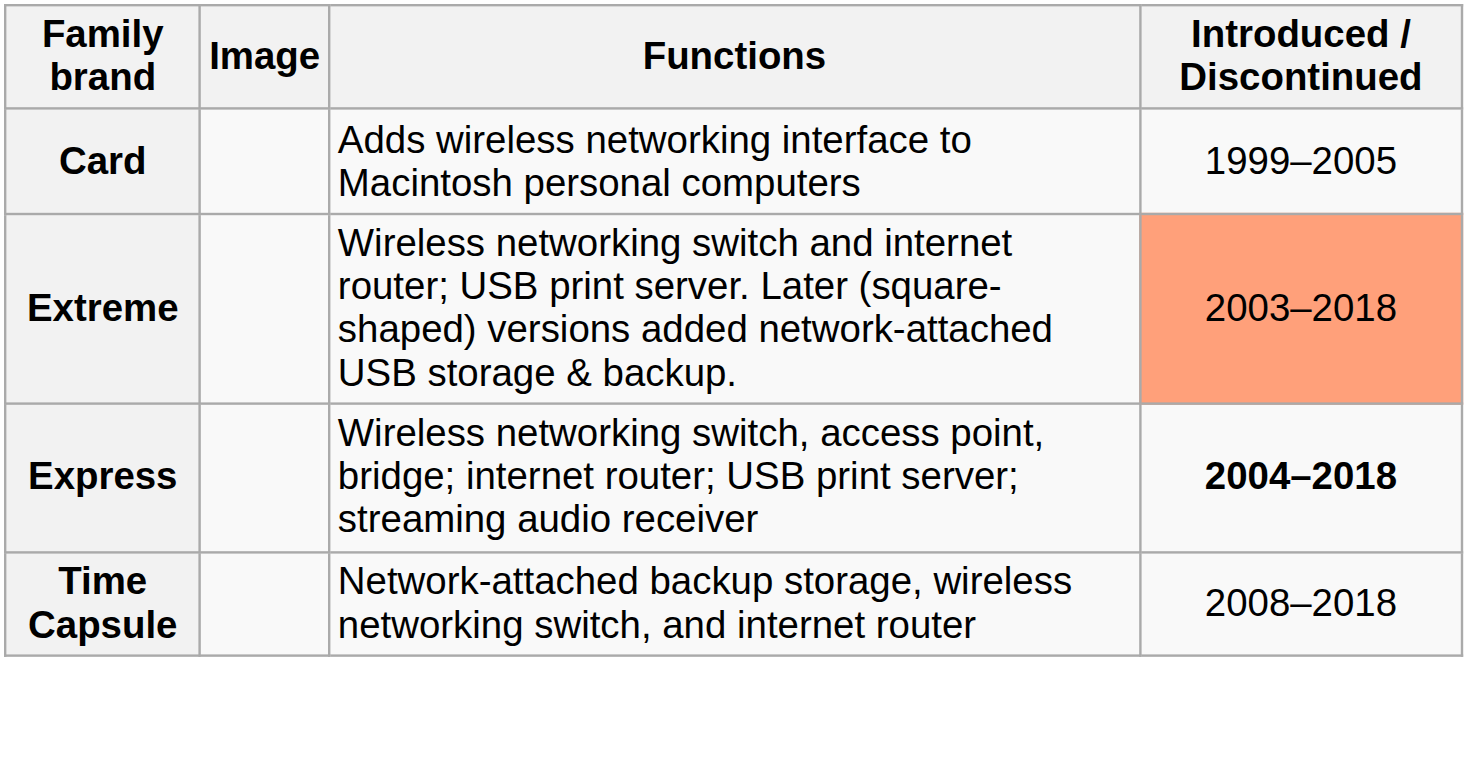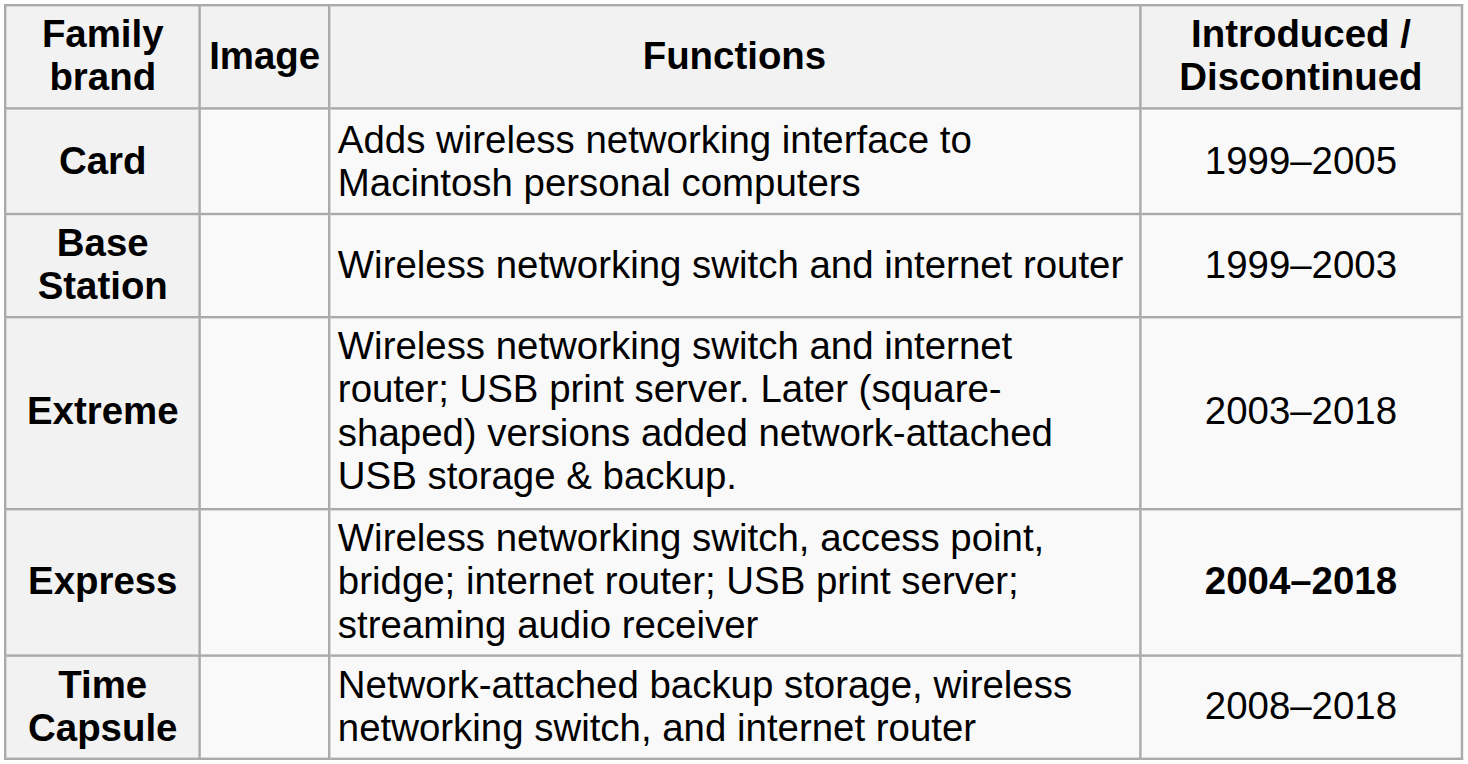+ row: (103, 264)
(1301, 307) lightsalmon background -> (1301, 412) no background
